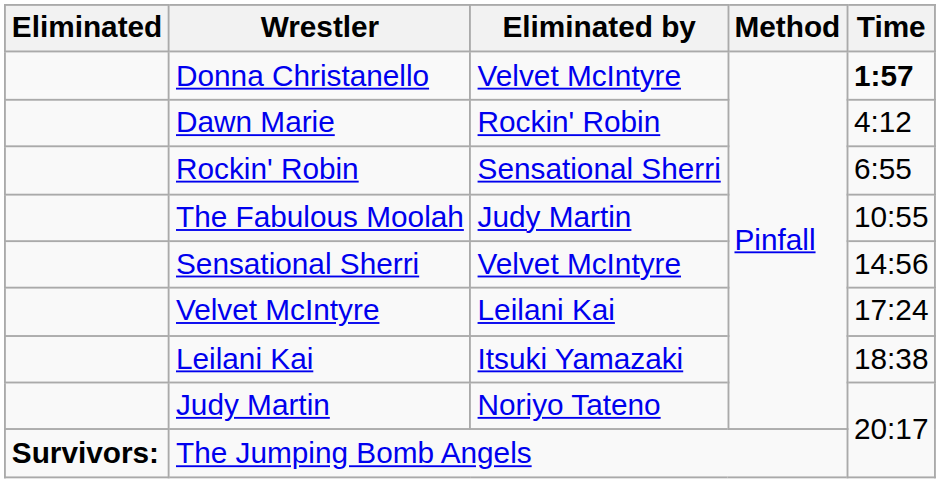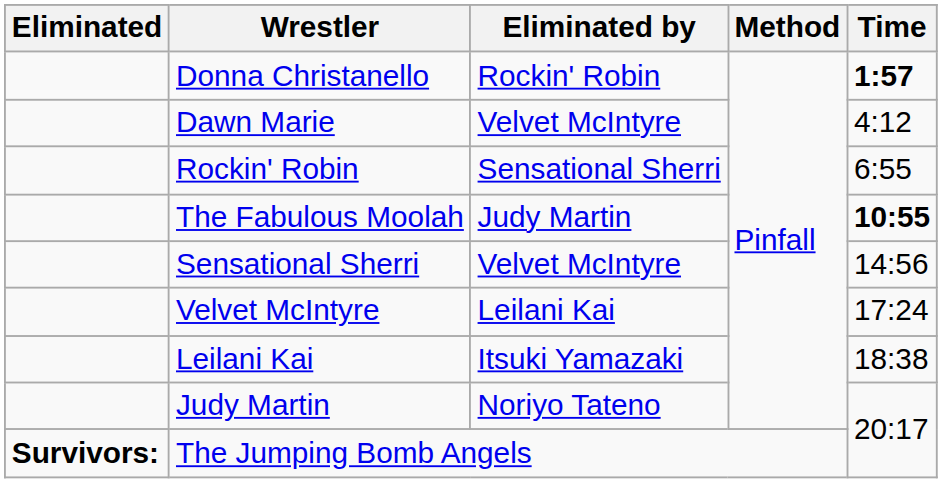(579, 75) Velvet McIntyre -> (569, 75) Rockin' Robin
(569, 122) Rockin' Robin -> (579, 122) Velvet McIntyre
(891, 216) normal -> (892, 216) bold
